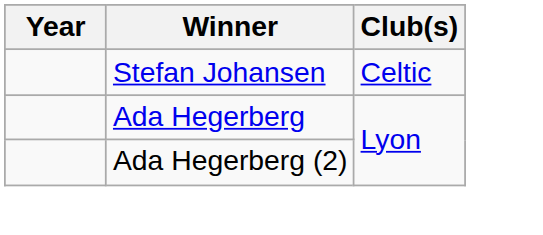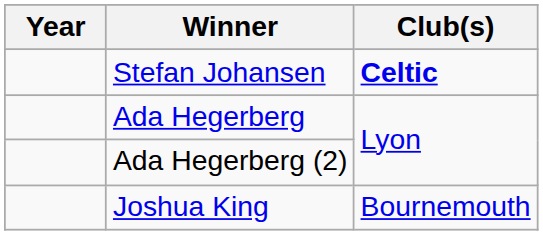(396, 71) normal -> (399, 71) bold
+ row: (191, 206)
